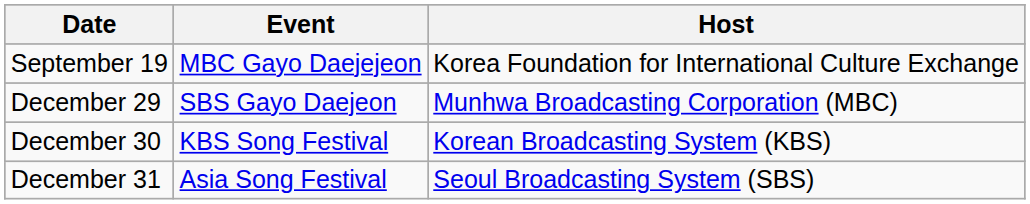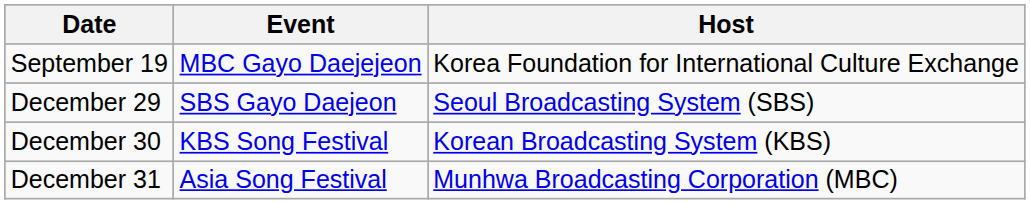(666, 102) Munhwa Broadcasting Corporation (MBC) -> (624, 102) Seoul Broadcasting System (SBS)
(624, 180) Seoul Broadcasting System (SBS) -> (666, 180) Munhwa Broadcasting Corporation (MBC)
